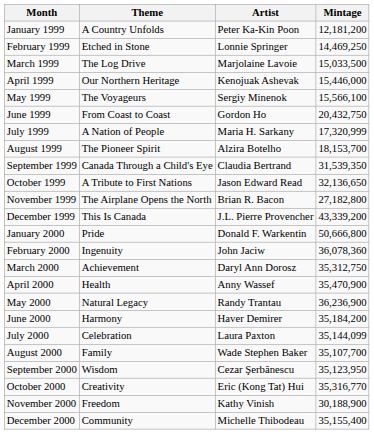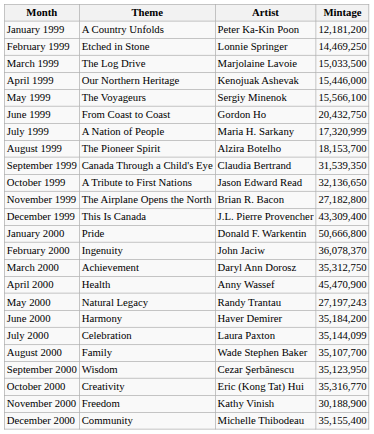(343, 217) 43,339,200 -> (343, 217) 43,309,400
(343, 251) 36,078,360 -> (343, 251) 36,078,370
(343, 285) 35,470,900 -> (343, 285) 45,470,900
(343, 302) 36,236,900 -> (343, 302) 27,197,243
